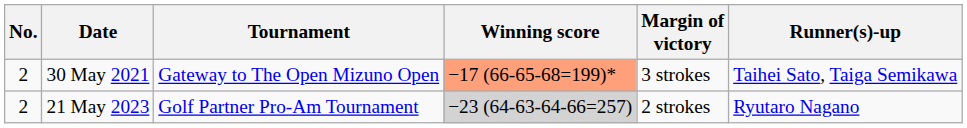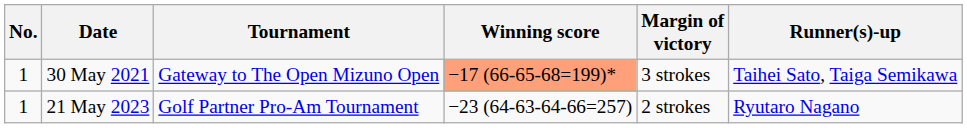(23, 75) 2 -> (23, 75) 1
(23, 107) 2 -> (23, 107) 1
(540, 107) lightgrey background -> (540, 107) no background
